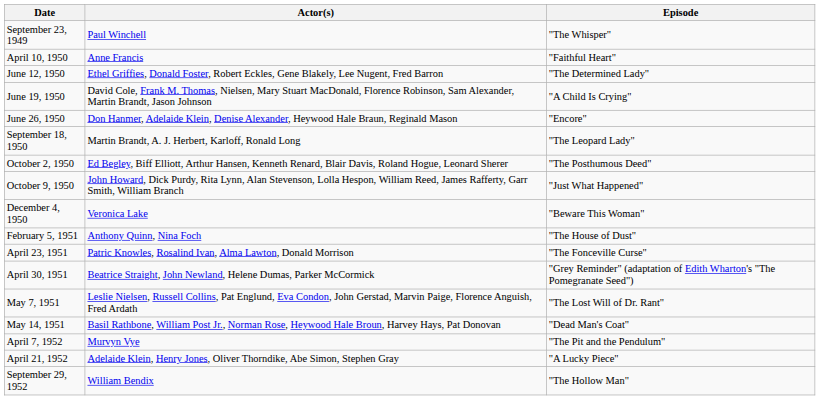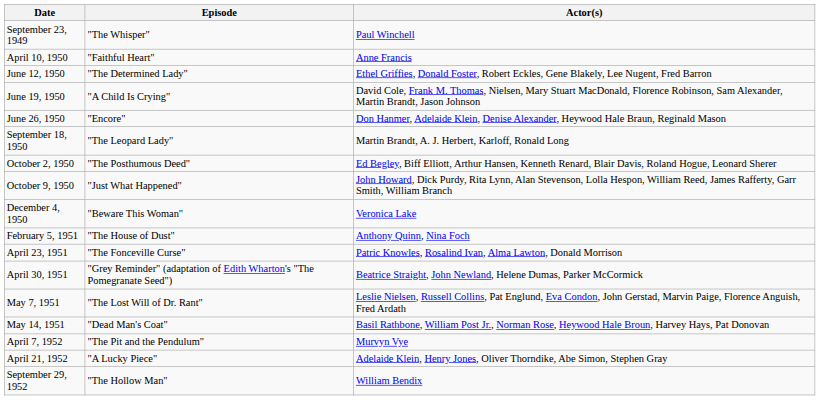columns swapped: (681, 12) <-> (316, 12)
